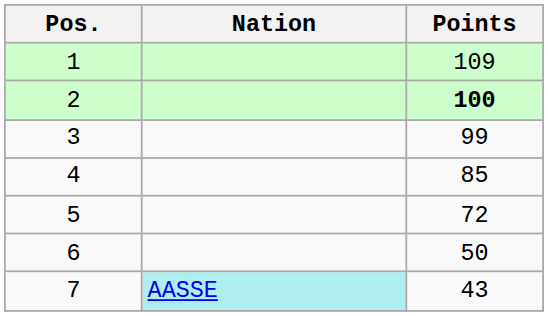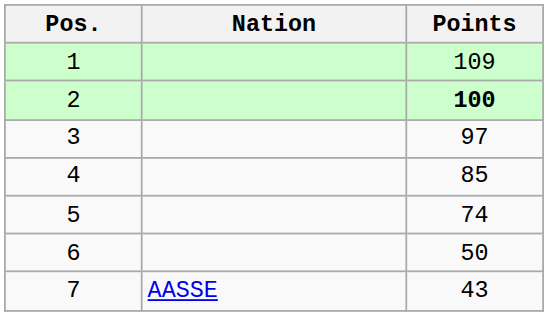(475, 138) 99 -> (475, 138) 97
(475, 215) 72 -> (475, 215) 74
(183, 291) paleturquoise background -> (183, 291) no background
